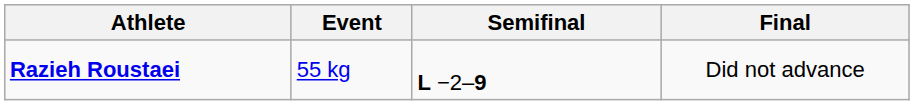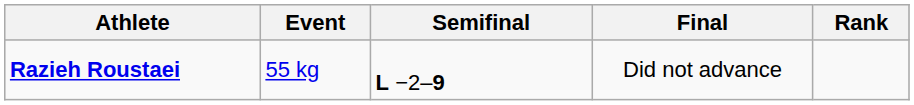+ column: (861, 23)
